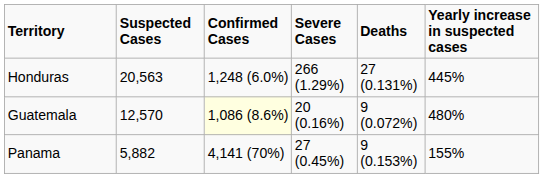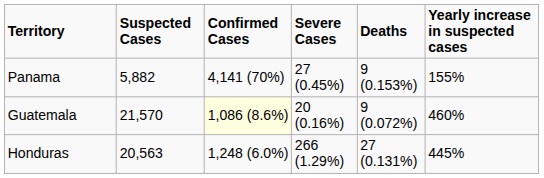rows swapped: (38, 77) <-> (34, 153)
(141, 115) 12,570 -> (141, 115) 21,570
(446, 115) 480% -> (446, 115) 460%
